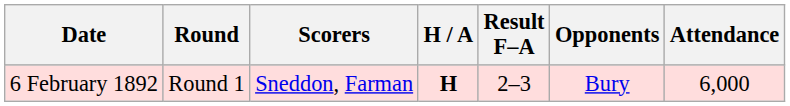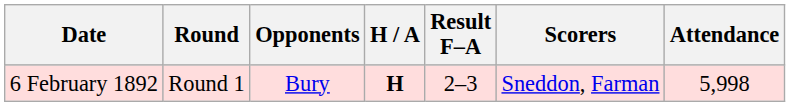columns swapped: (607, 34) <-> (334, 34)
(725, 82) 6,000 -> (725, 82) 5,998
